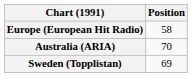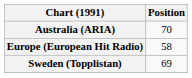rows swapped: (75, 47) <-> (75, 30)
